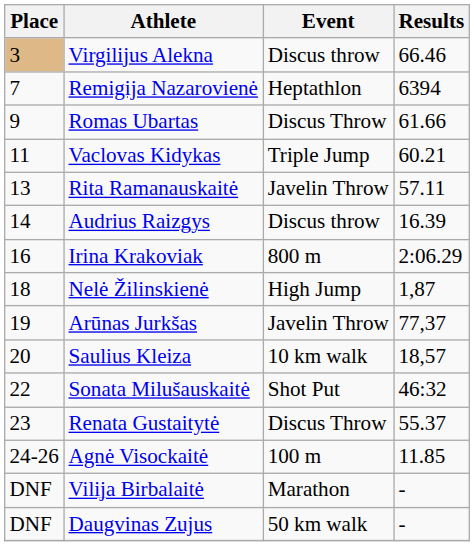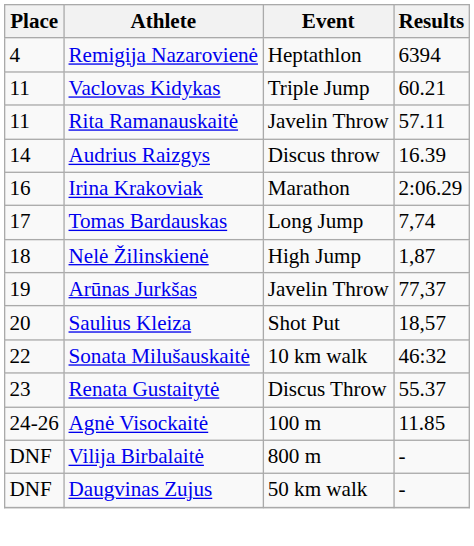- row: (141, 54)
(15, 88) 7 -> (15, 54) 4
- row: (133, 121)
(20, 188) 13 -> (20, 121) 11
(294, 255) 800 m -> (309, 188) Marathon
+ row: (148, 222)
(318, 356) 10 km walk -> (304, 322) Shot Put
(304, 389) Shot Put -> (318, 356) 10 km walk
(309, 490) Marathon -> (294, 456) 800 m
